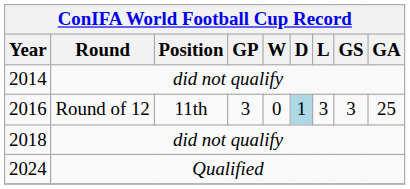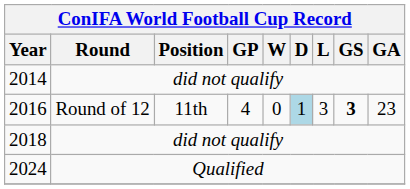(245, 109) 3 -> (245, 109) 4
(351, 109) normal -> (351, 109) bold
(386, 109) 25 -> (386, 109) 23
